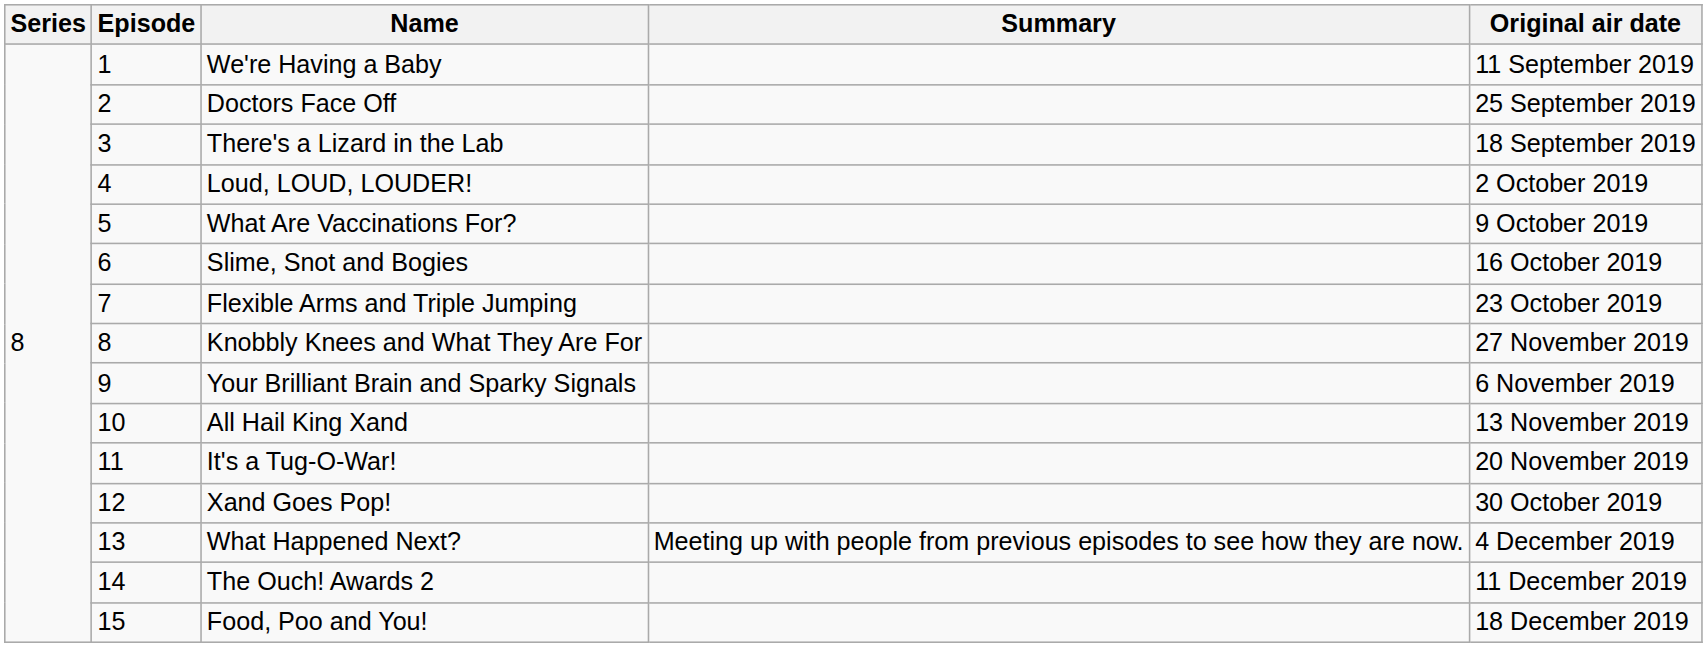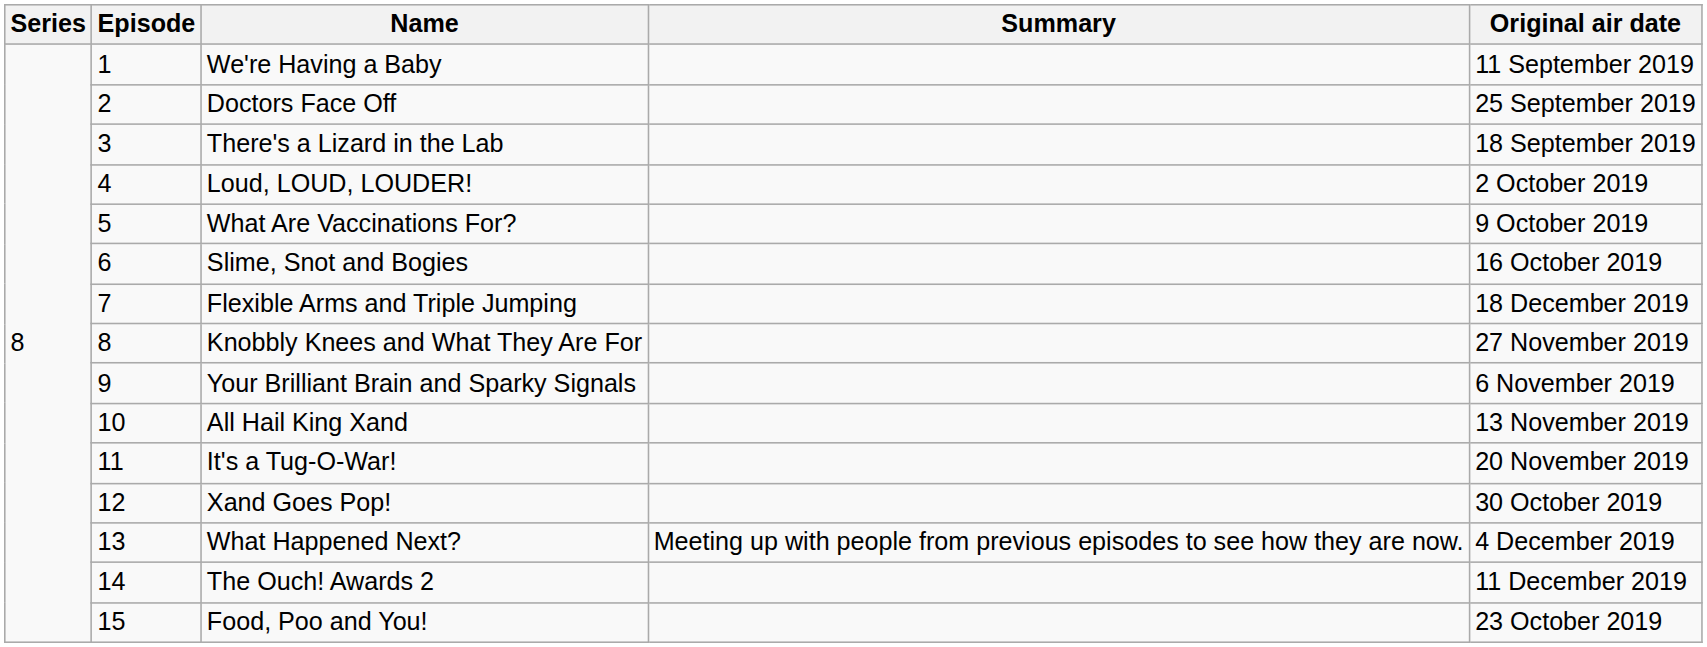(1569, 303) 23 October 2019 -> (1582, 303) 18 December 2019
(1582, 622) 18 December 2019 -> (1569, 622) 23 October 2019
